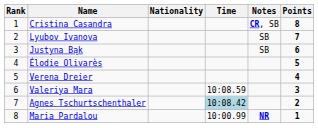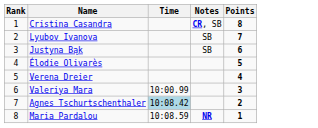- column: (176, 11)
(226, 90) 10:08.59 -> (169, 90) 10:00.99
(226, 116) 10:00.99 -> (169, 116) 10:08.59
